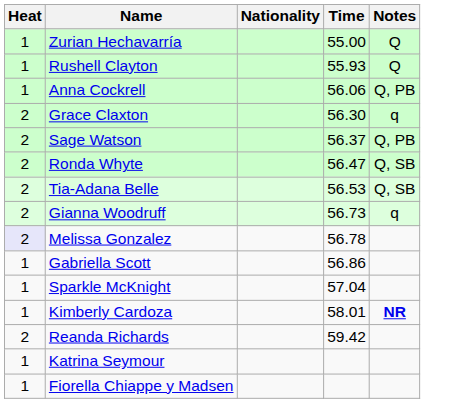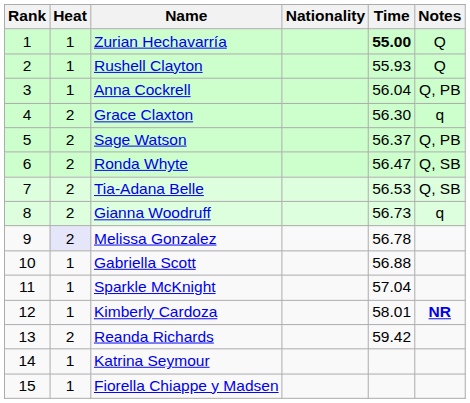+ column: (27, 16)
(347, 41) normal -> (392, 41) bold
(347, 90) 56.06 -> (392, 90) 56.04
(347, 262) 56.86 -> (392, 262) 56.88
